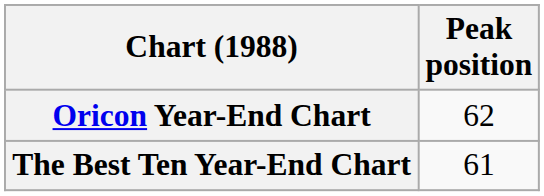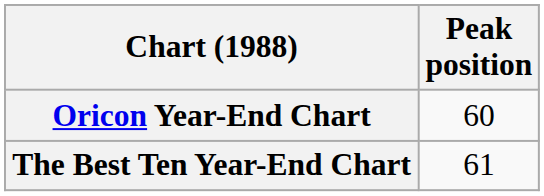(479, 114) 62 -> (479, 114) 60
